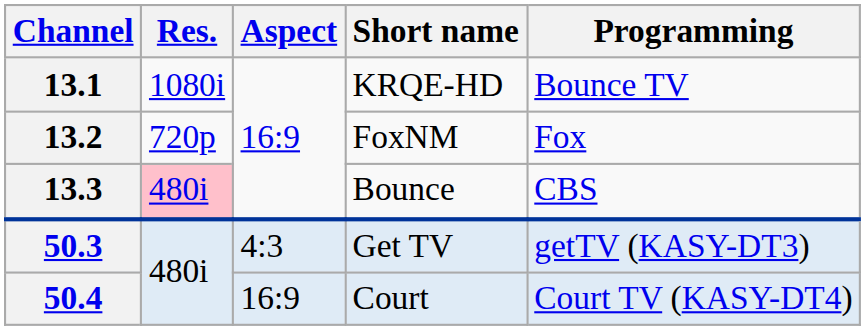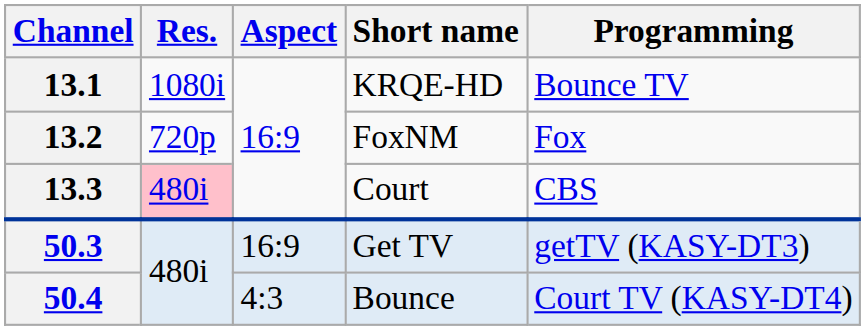(404, 190) Bounce -> (391, 190) Court
(262, 245) 4:3 -> (270, 245) 16:9
(270, 298) 16:9 -> (262, 298) 4:3
(391, 298) Court -> (404, 298) Bounce
